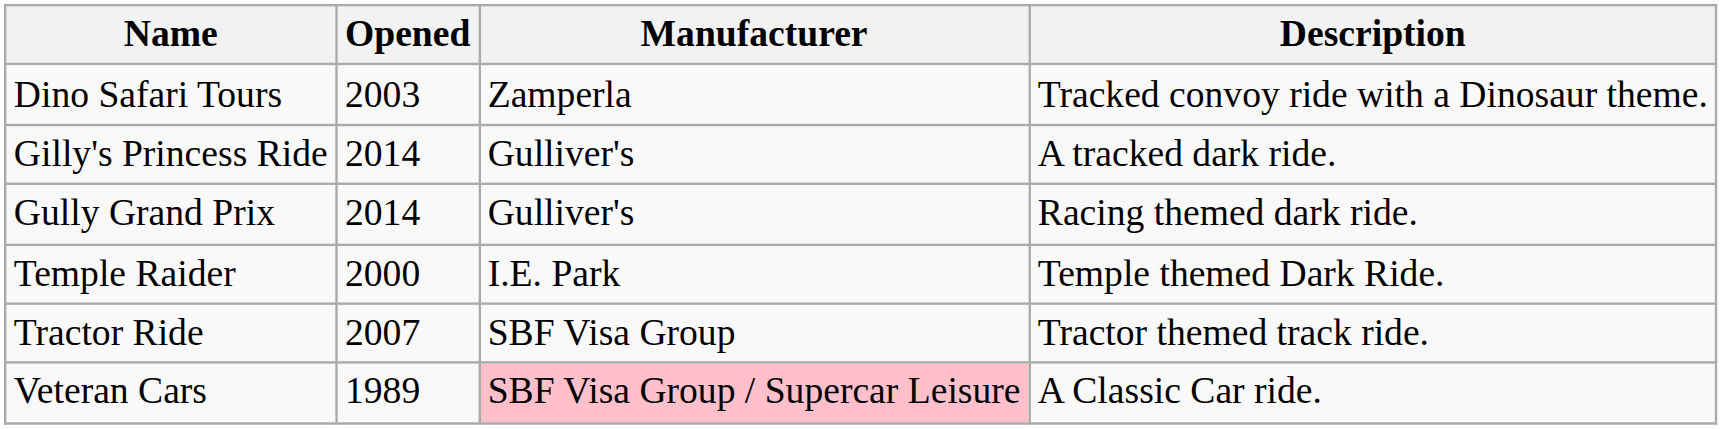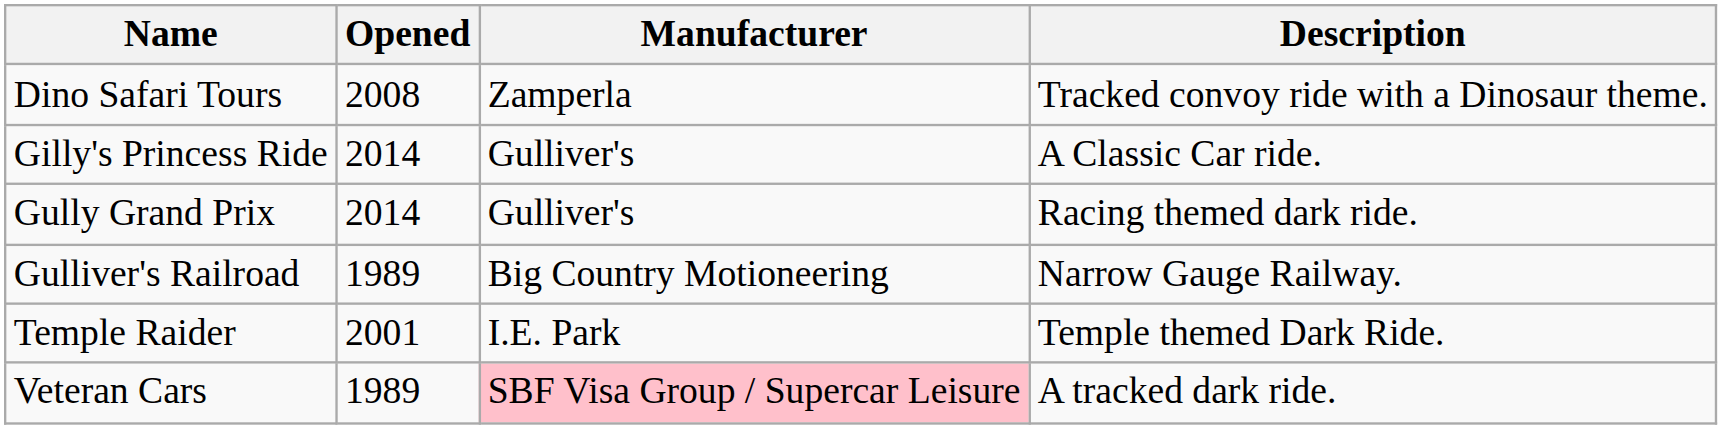(383, 93) 2003 -> (383, 93) 2008
(1187, 153) A tracked dark ride. -> (1180, 153) A Classic Car ride.
+ row: (157, 272)
(383, 272) 2000 -> (383, 332) 2001
- row: (109, 332)
(1180, 392) A Classic Car ride. -> (1187, 392) A tracked dark ride.
